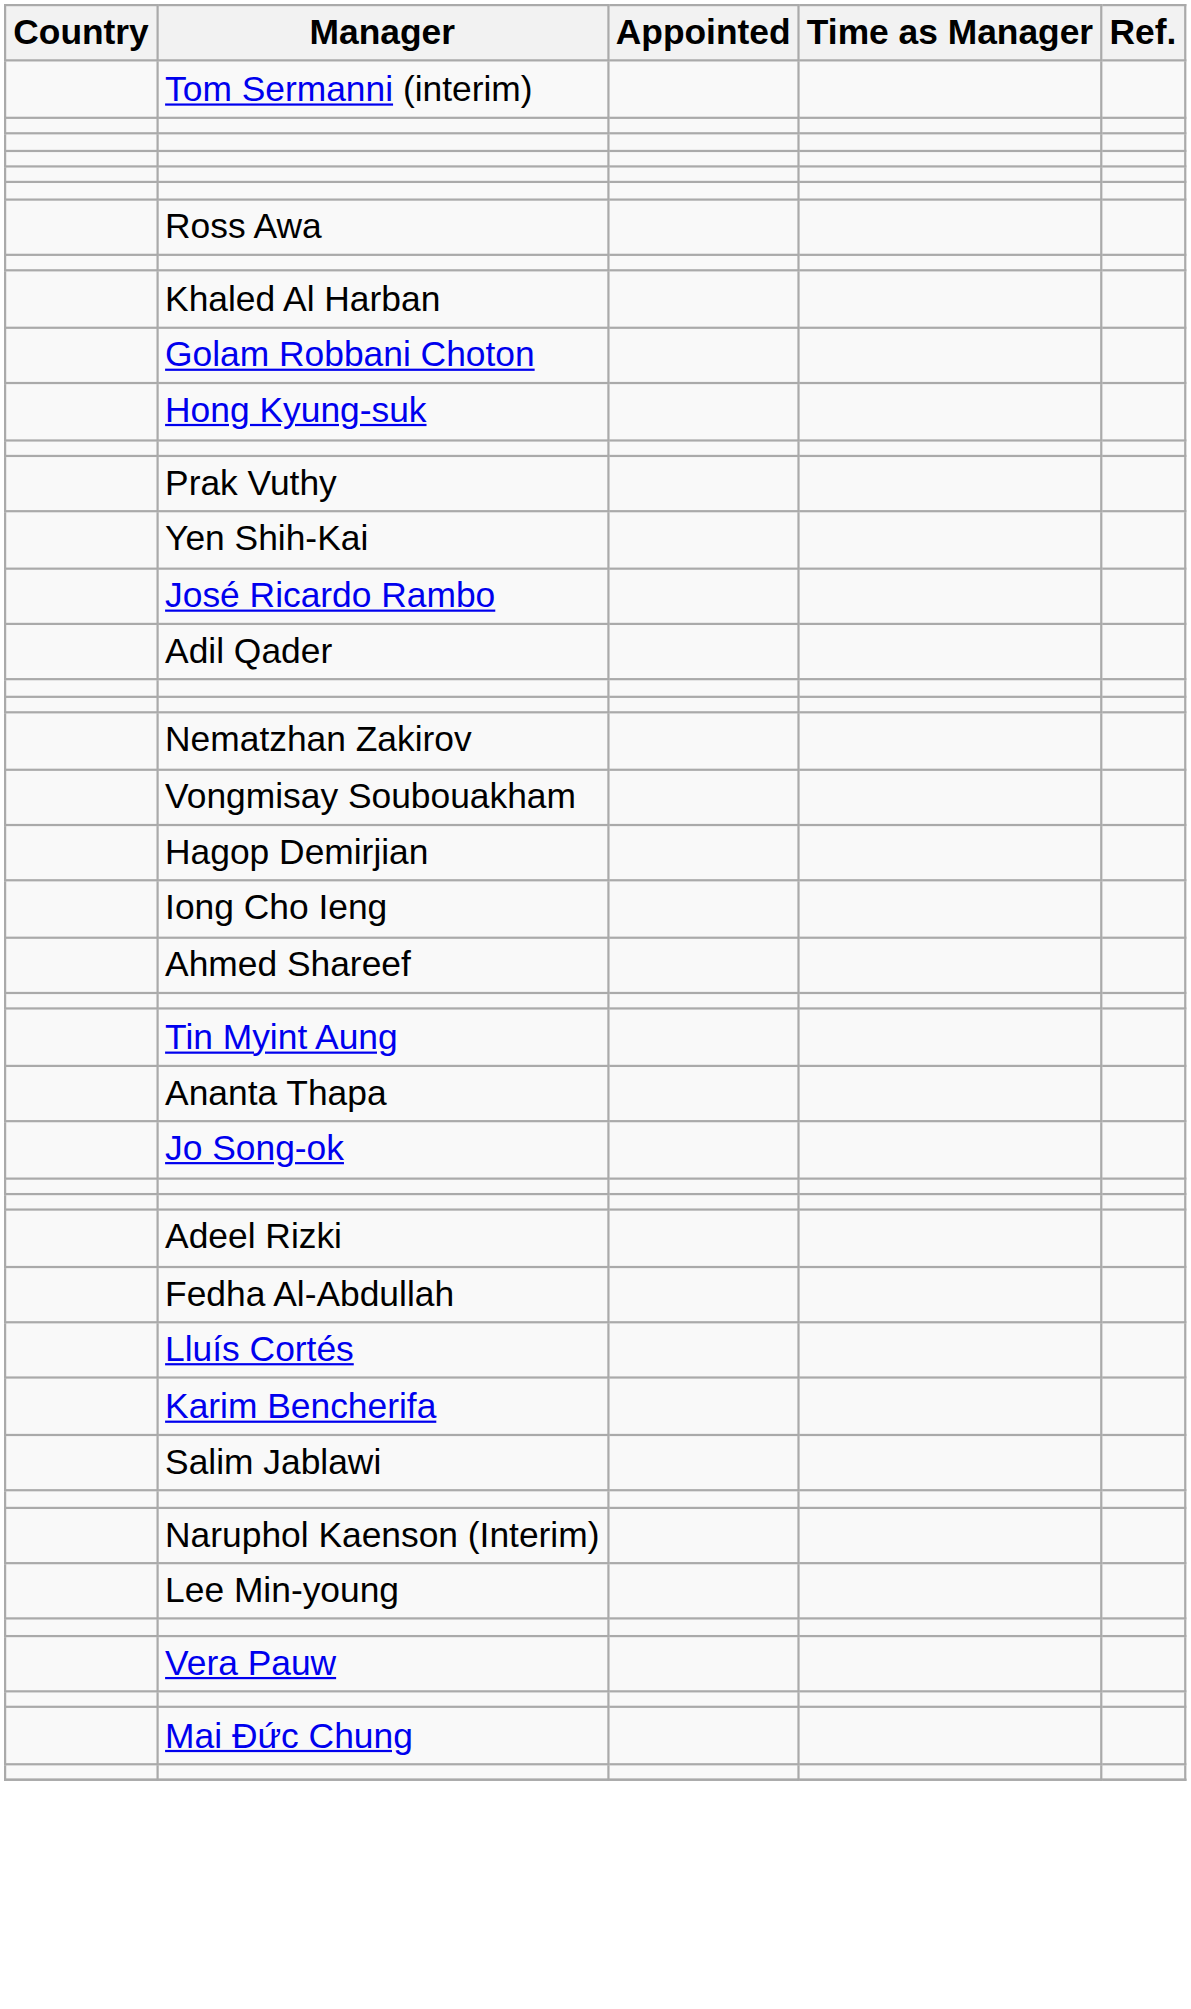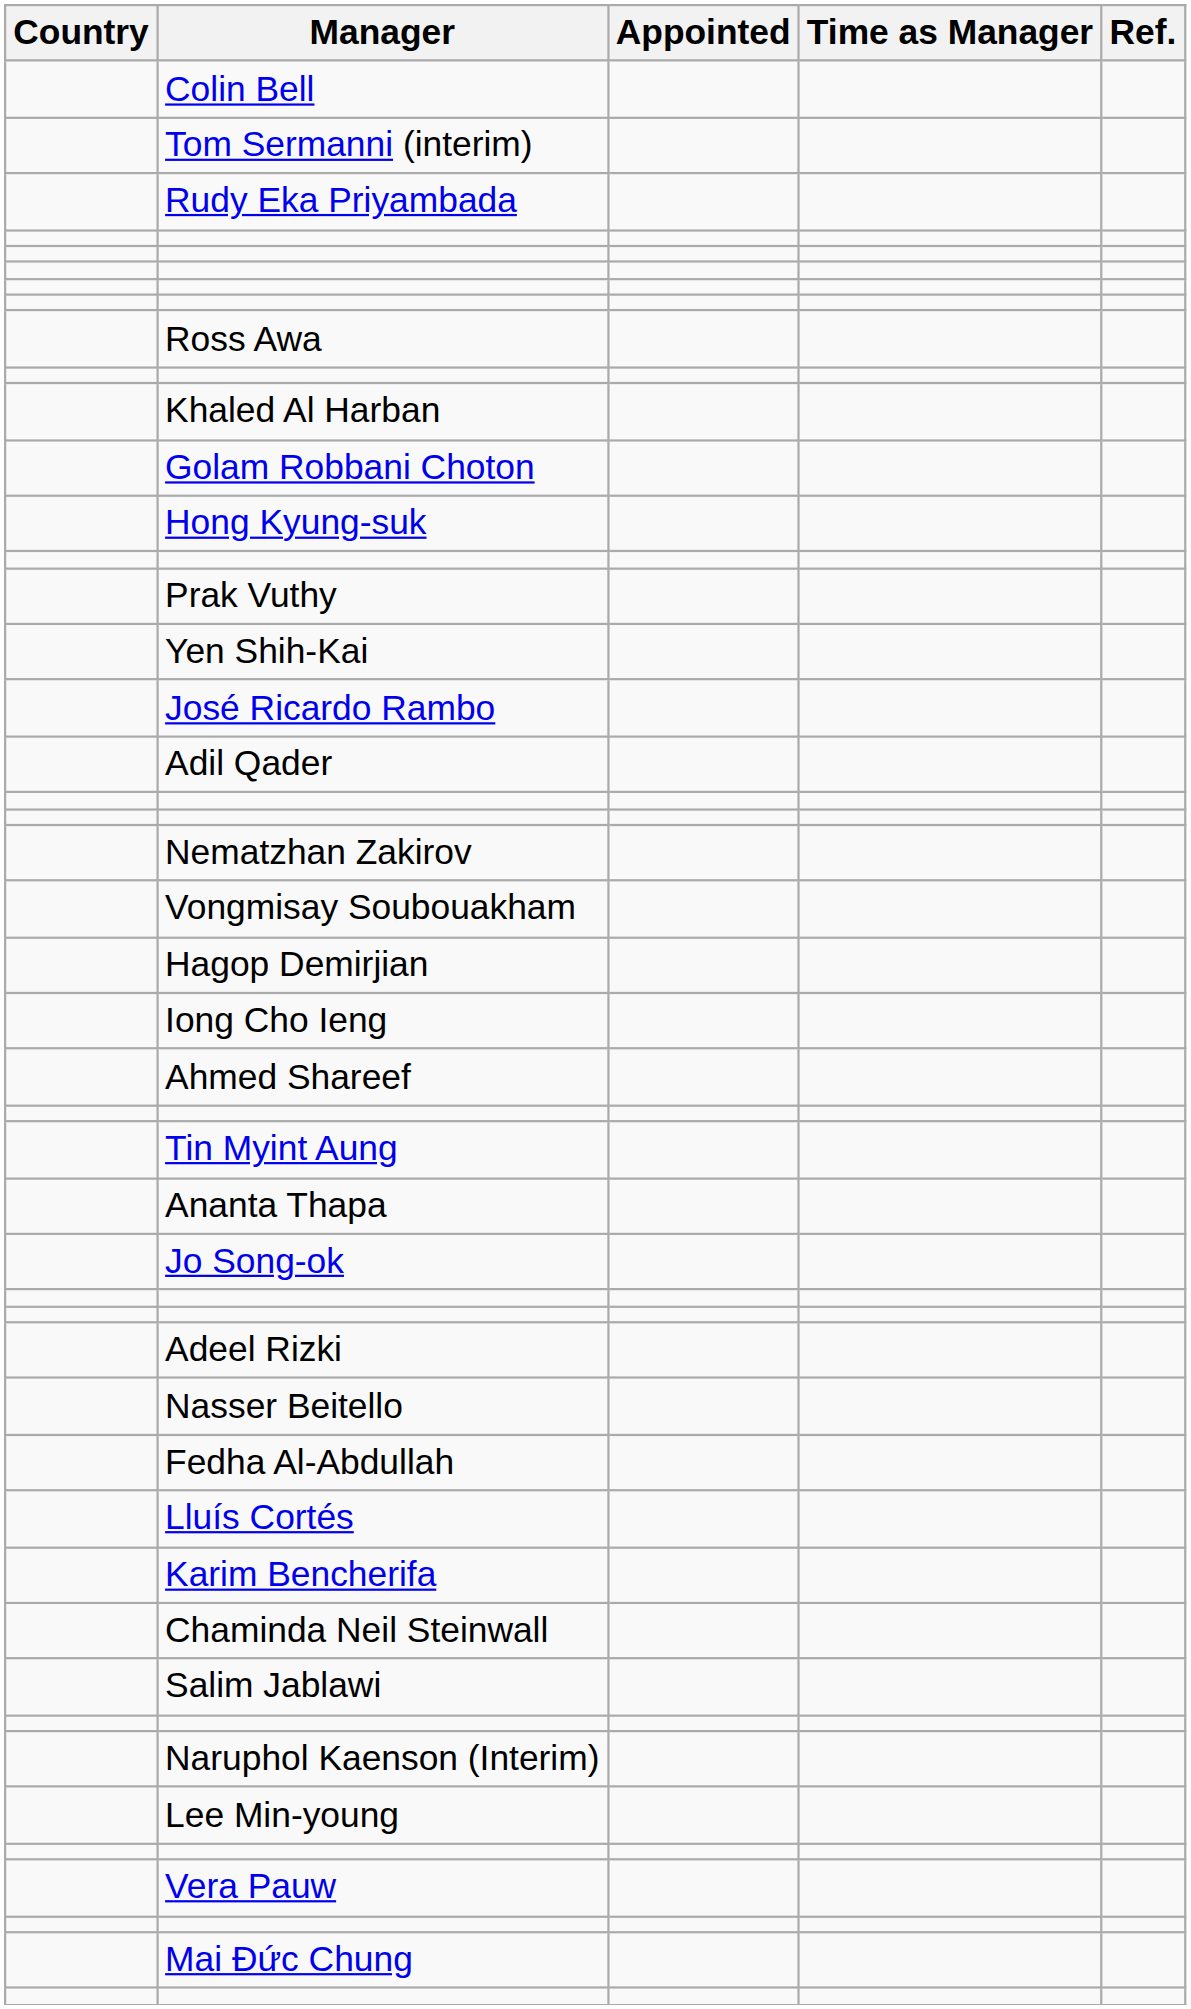+ row: (81, 89)
+ row: (81, 201)
+ row: (81, 1406)
+ row: (81, 1631)
